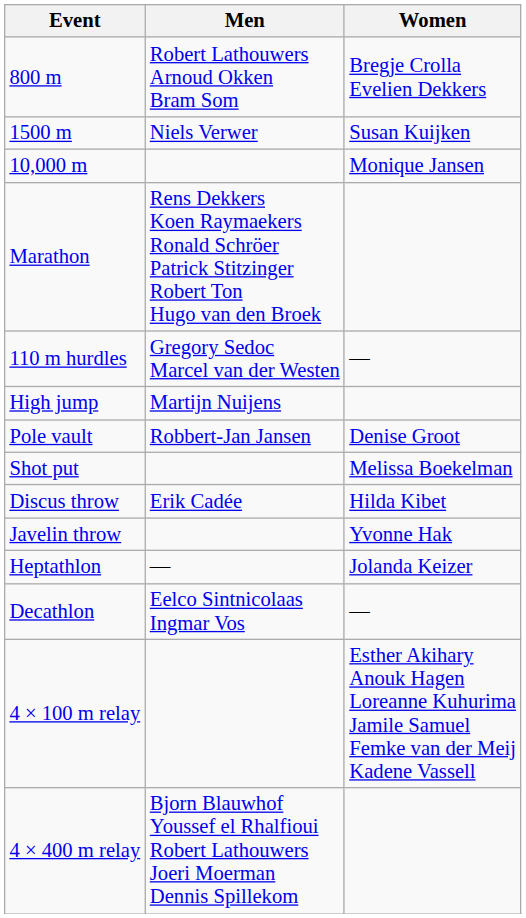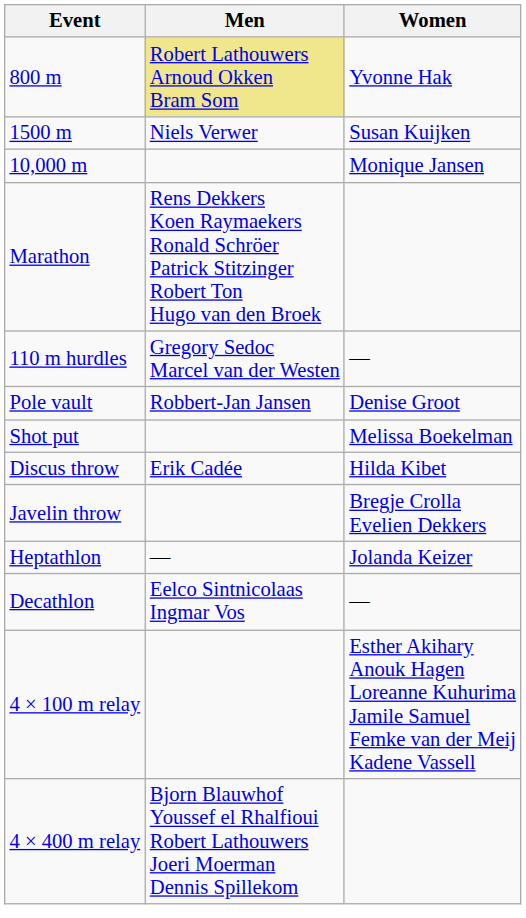(229, 76) no background -> (229, 76) khaki background
(418, 76) Bregje Crolla Evelien Dekkers -> (401, 76) Yvonne Hak
- row: (54, 403)
(401, 533) Yvonne Hak -> (418, 512) Bregje Crolla Evelien Dekkers
